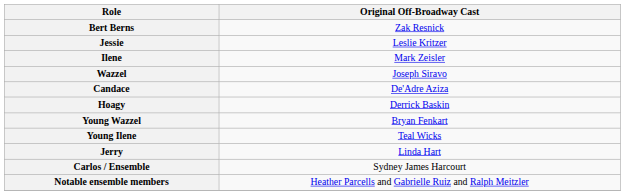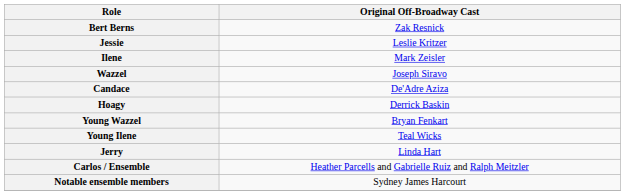(420, 167) Sydney James Harcourt -> (420, 167) Heather Parcells and Gabrielle Ruiz and Ralph Meitzler
(420, 182) Heather Parcells and Gabrielle Ruiz and Ralph Meitzler -> (420, 182) Sydney James Harcourt
